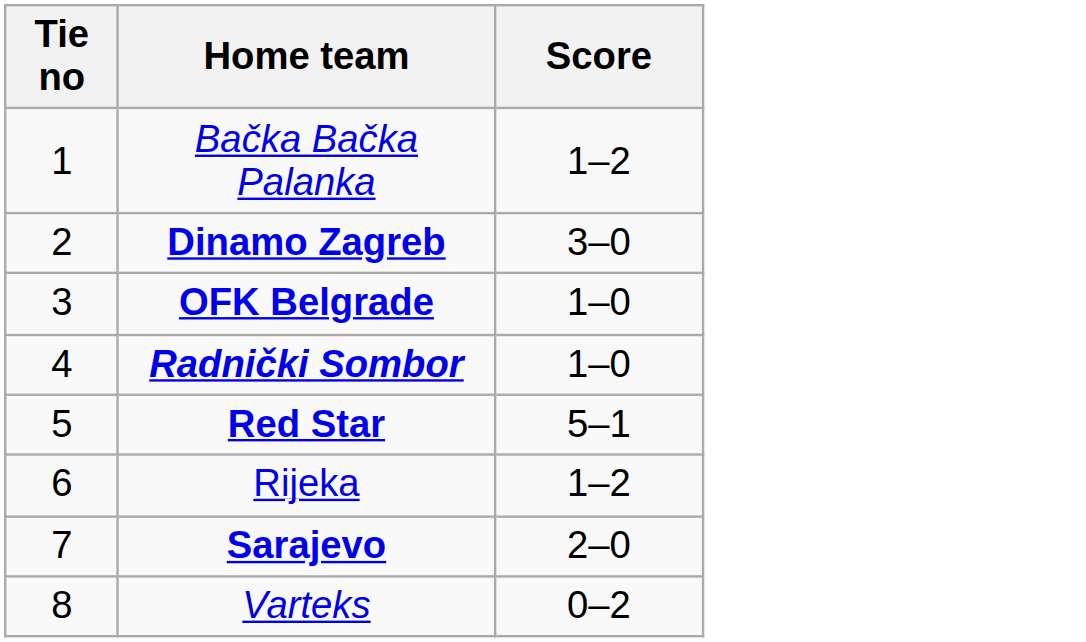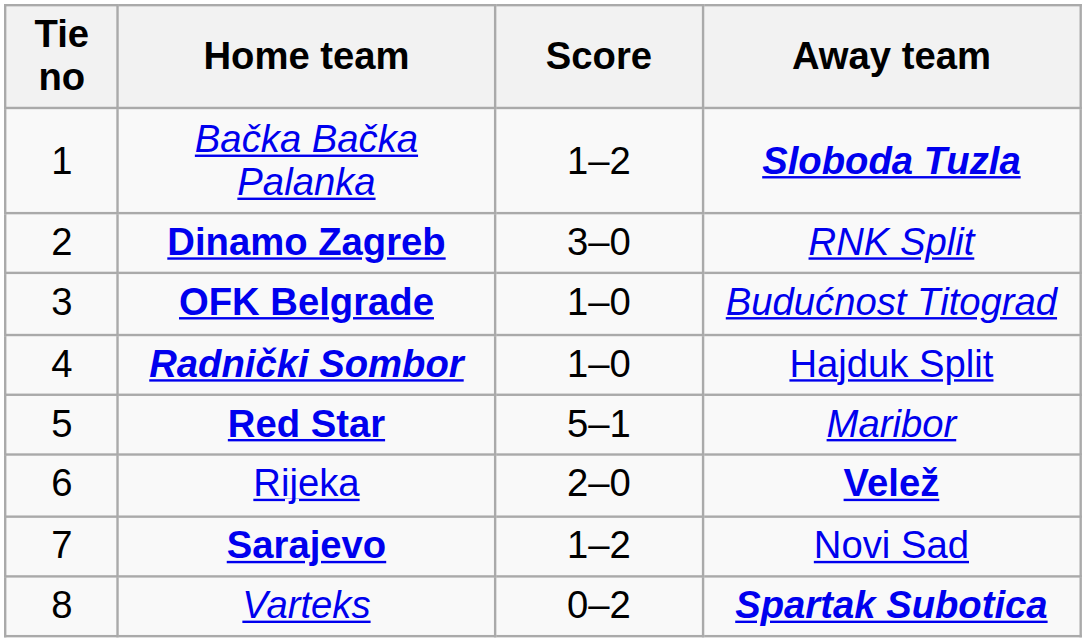+ column: (891, 56)
(599, 484) 1–2 -> (599, 484) 2–0
(599, 545) 2–0 -> (599, 545) 1–2
